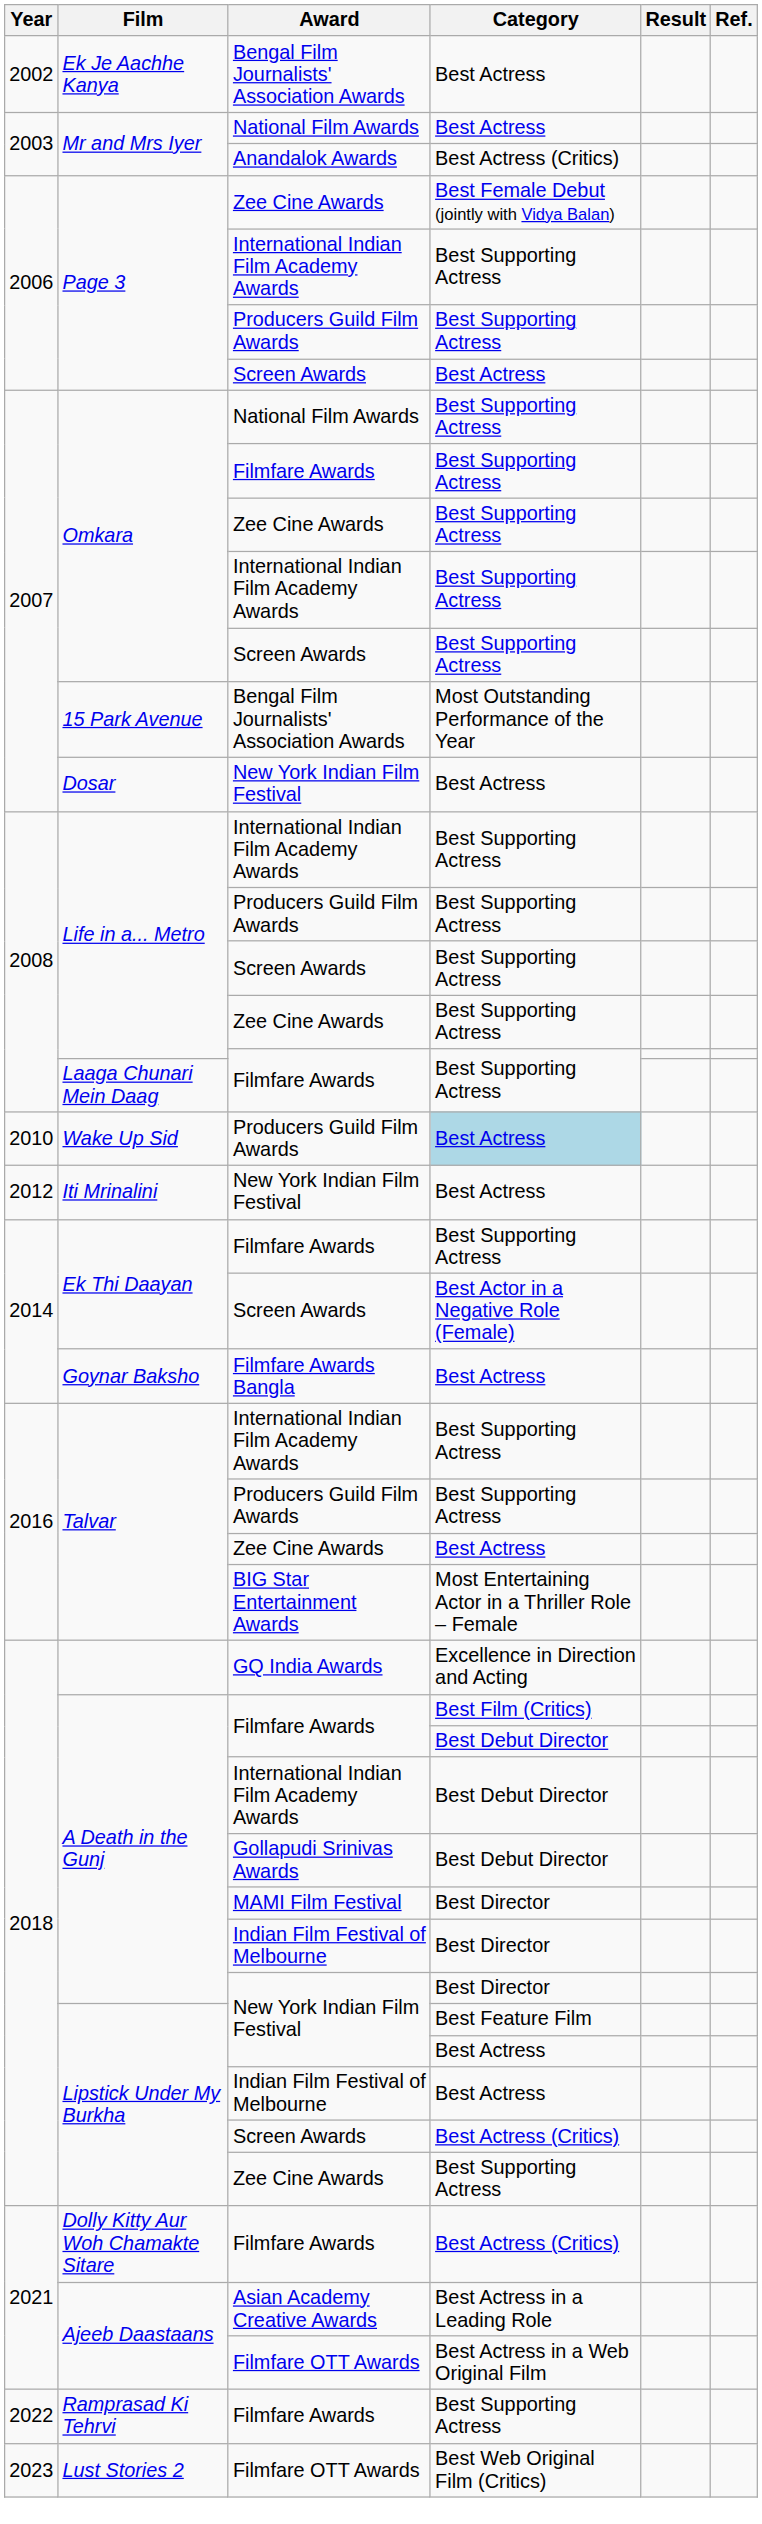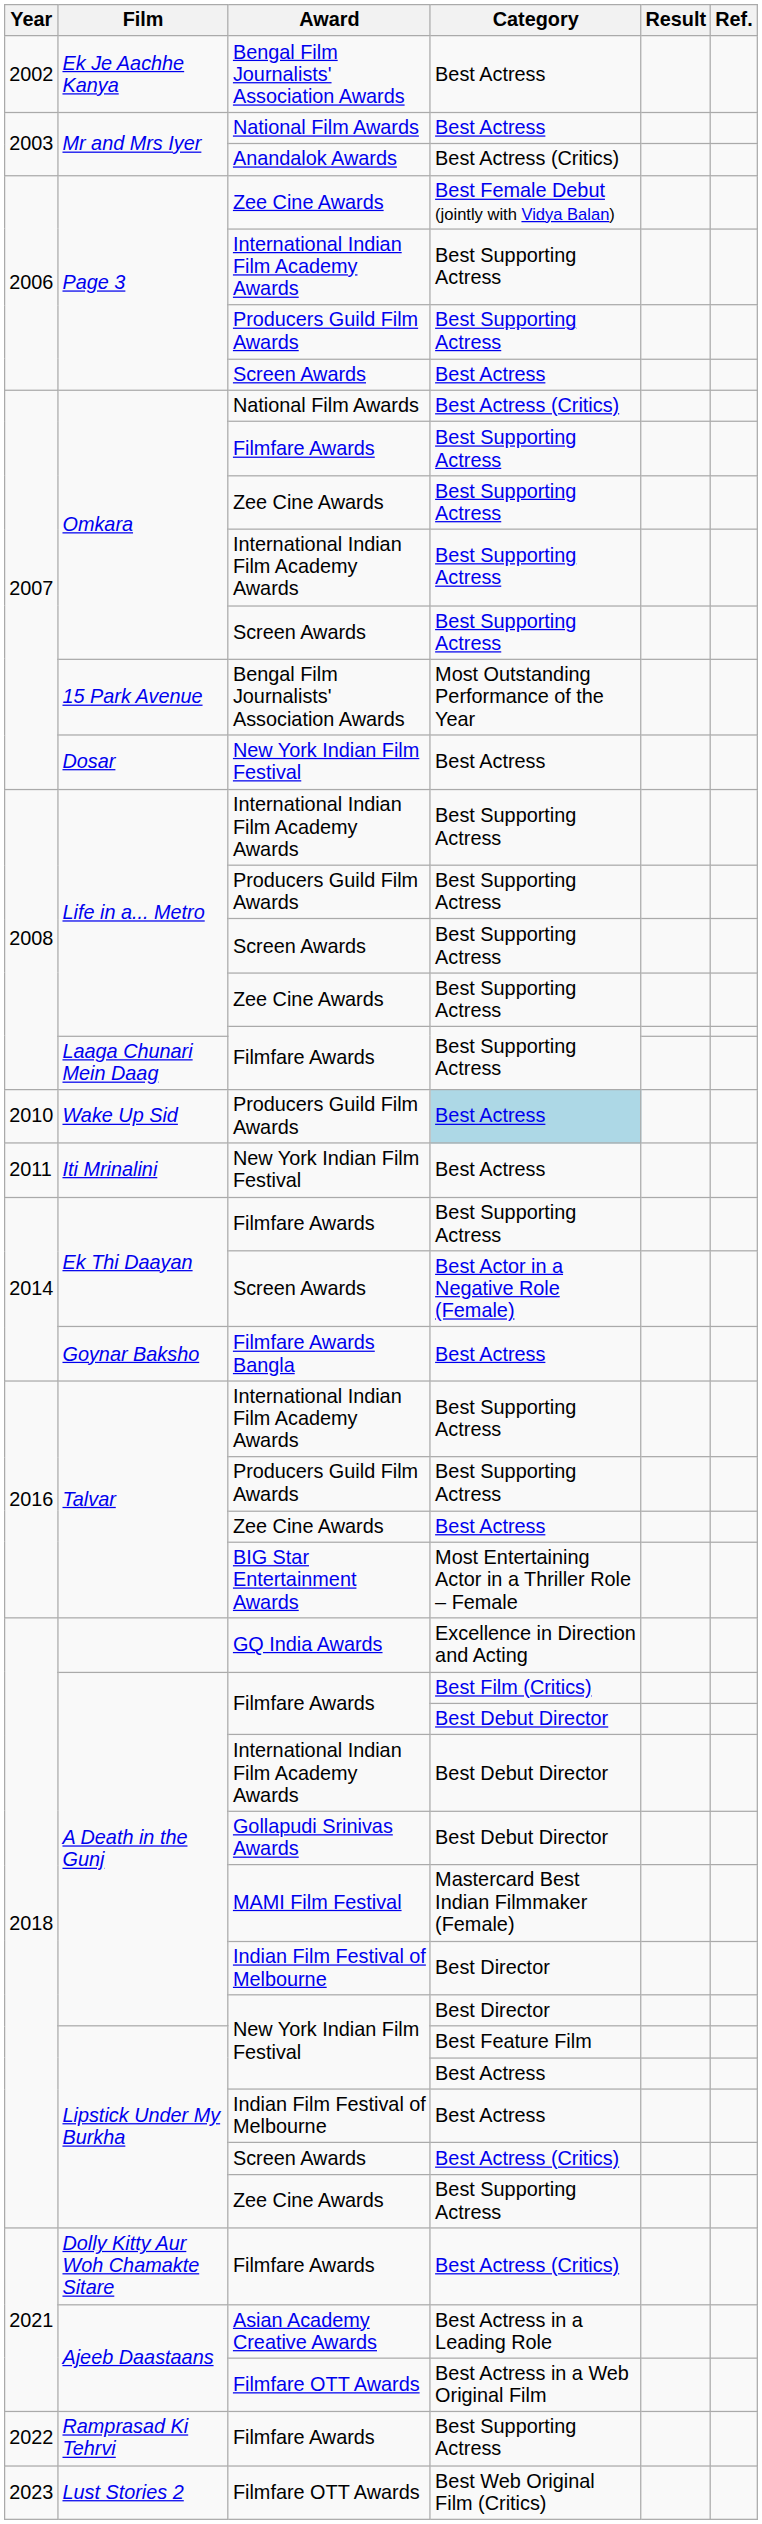(506, 417) Best Supporting Actress -> (527, 405) Best Actress (Critics)
(31, 1192) 2012 -> (31, 1170) 2011
(492, 1902) Best Director -> (511, 1902) Mastercard Best Indian Filmmaker (Female)
